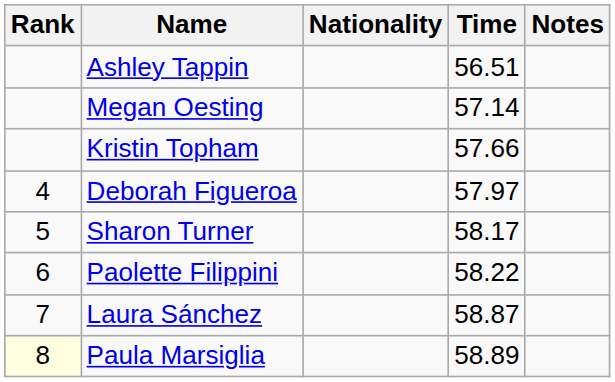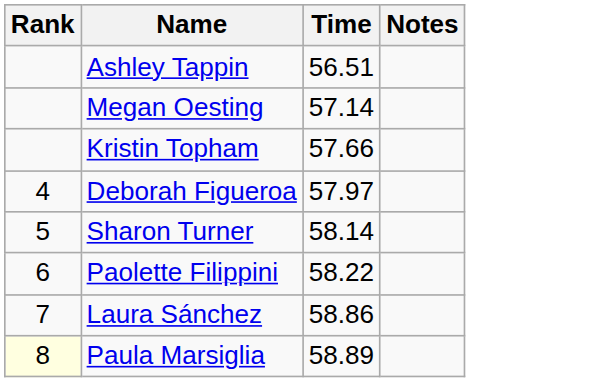- column: (376, 25)
(487, 231) 58.17 -> (341, 231) 58.14
(487, 314) 58.87 -> (341, 314) 58.86
